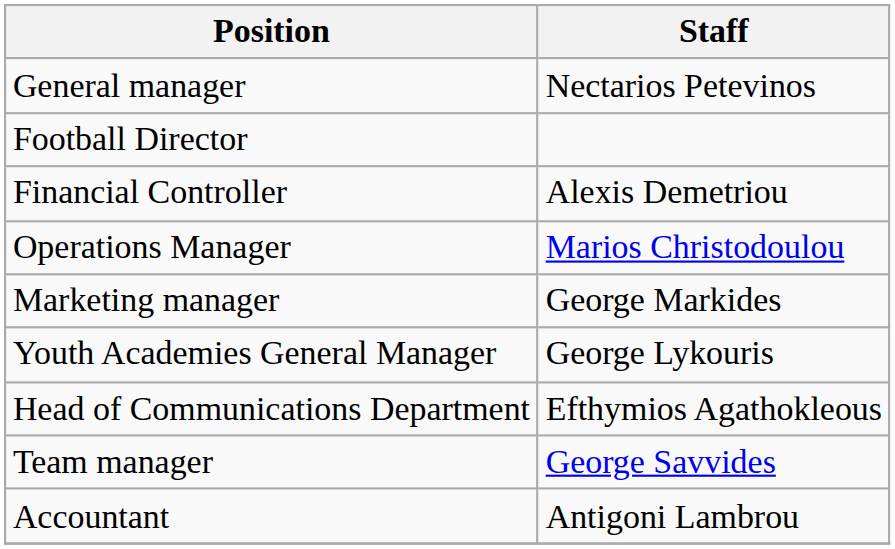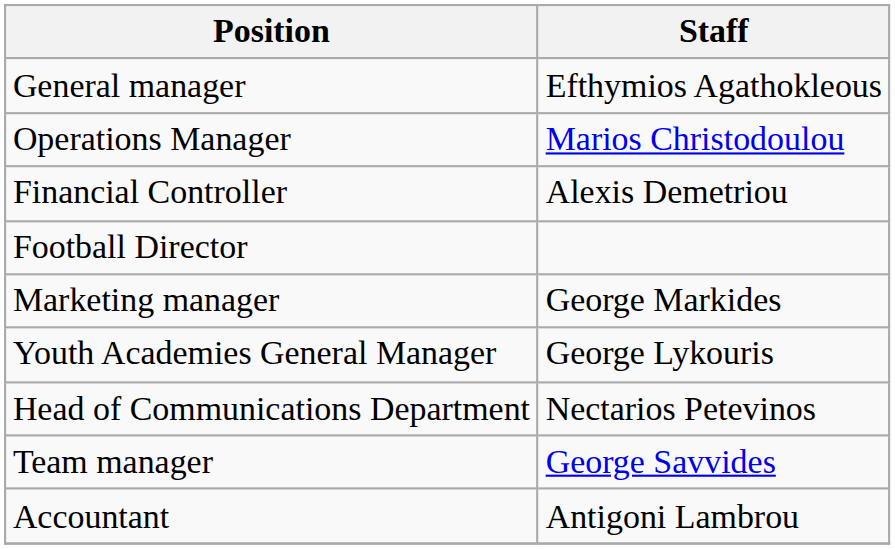(681, 85) Nectarios Petevinos -> (714, 85) Efthymios Agathokleous
rows swapped: (130, 138) <-> (152, 246)
(714, 407) Efthymios Agathokleous -> (681, 407) Nectarios Petevinos
